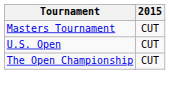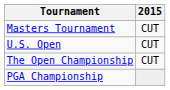+ row: (55, 77)
